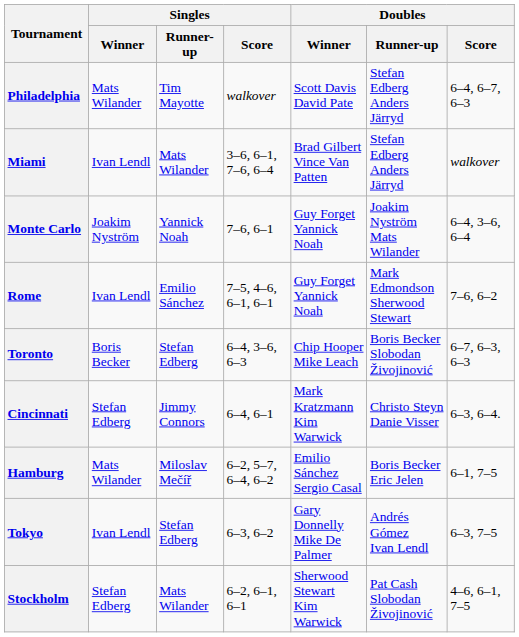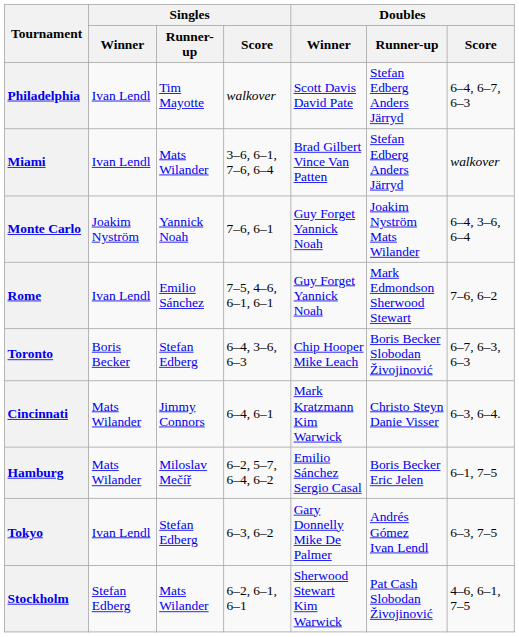(117, 95) Mats Wilander -> (121, 95) Ivan Lendl
(111, 413) Stefan Edberg -> (117, 413) Mats Wilander
